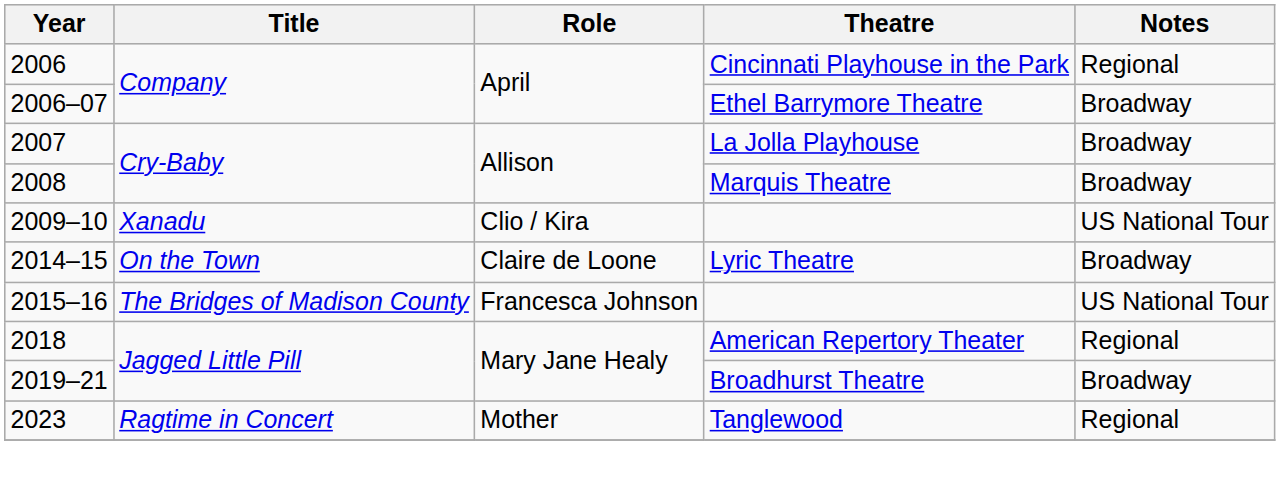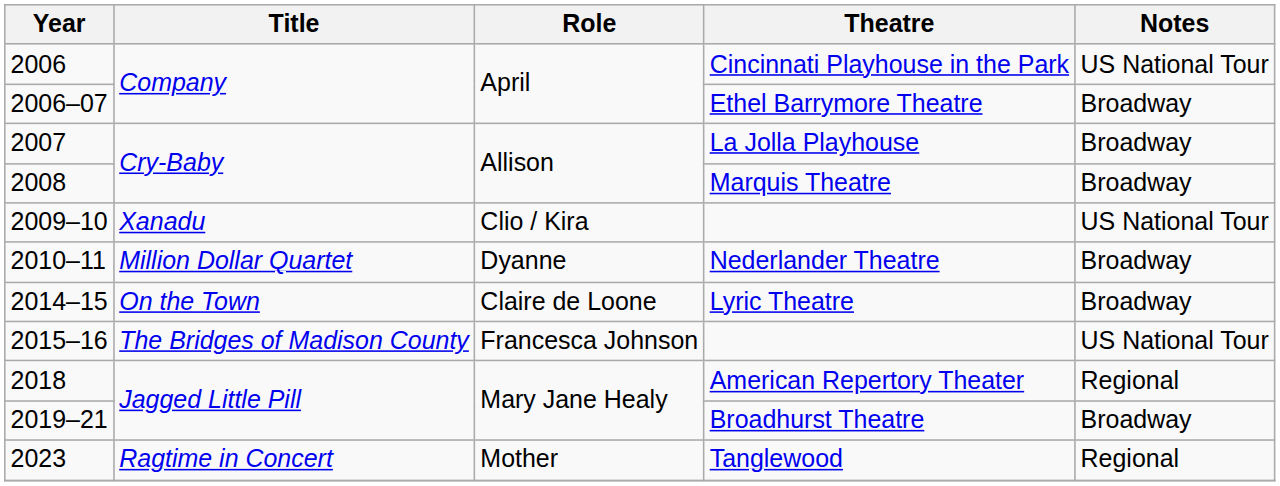(1130, 63) Regional -> (1175, 63) US National Tour
+ row: (58, 261)
